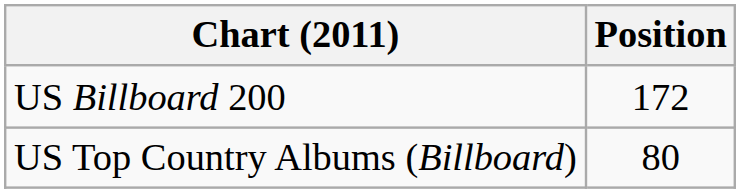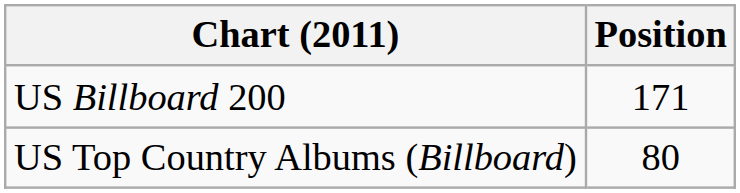(661, 95) 172 -> (661, 95) 171
